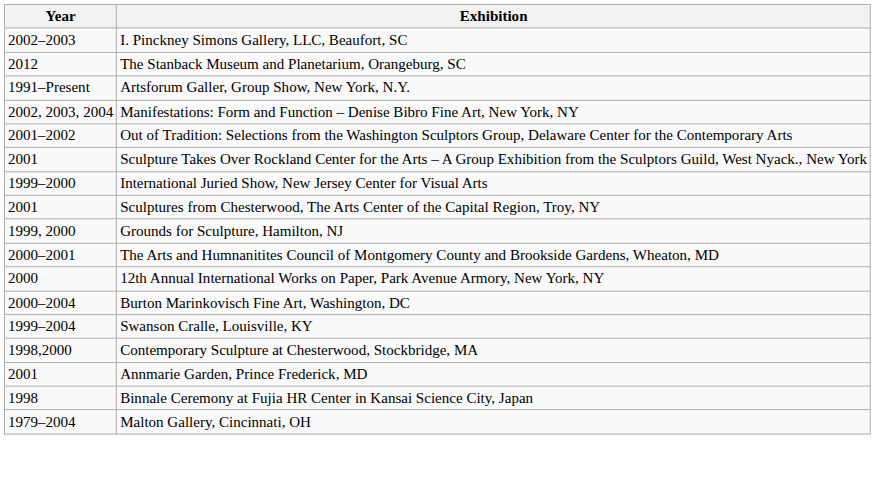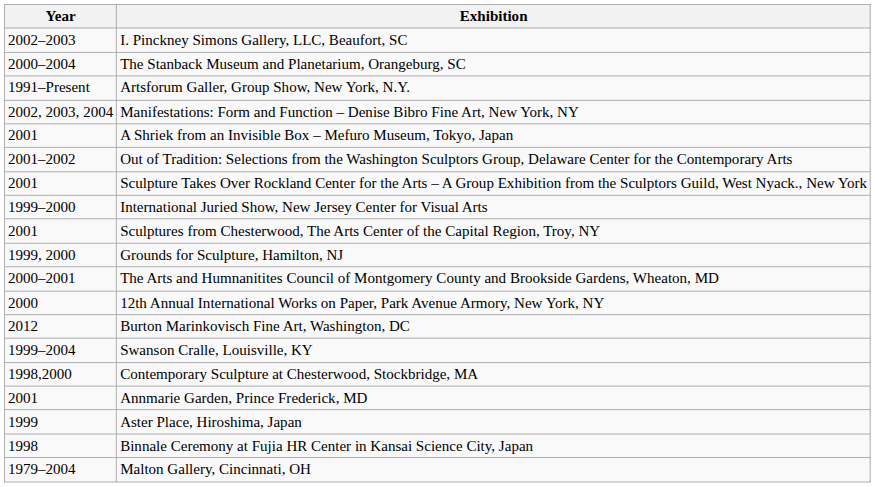(23, 64) 2012 -> (42, 64) 2000–2004
+ row: (317, 135)
(42, 302) 2000–2004 -> (23, 326) 2012
+ row: (211, 421)
